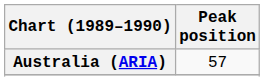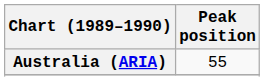(218, 62) 57 -> (218, 62) 55
